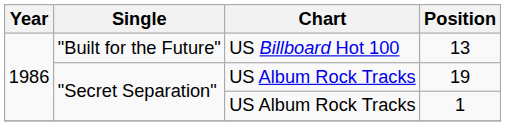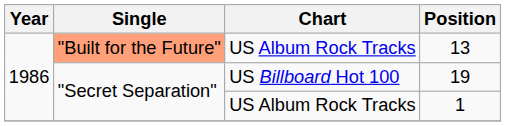(139, 47) no background -> (139, 47) lightsalmon background
(314, 47) US Billboard Hot 100 -> (322, 47) US Album Rock Tracks
(322, 76) US Album Rock Tracks -> (314, 76) US Billboard Hot 100
